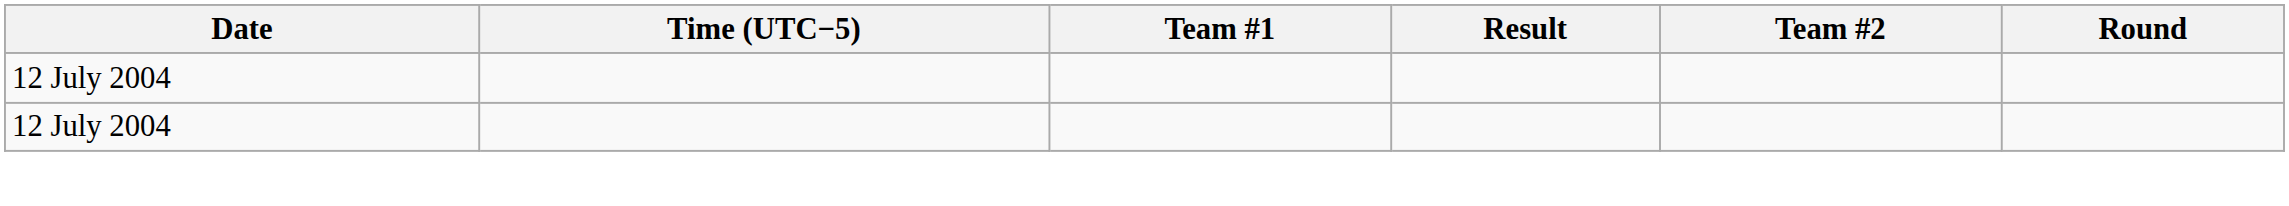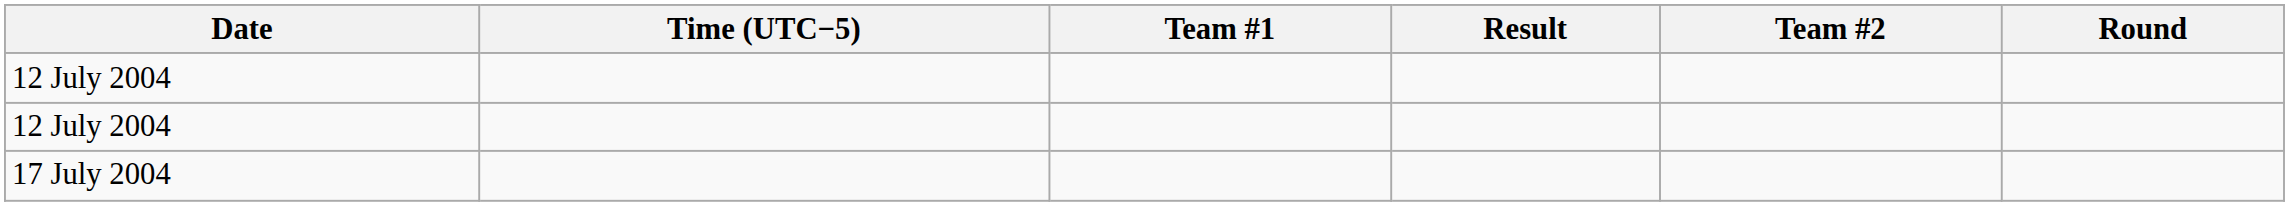+ row: (91, 175)
